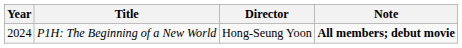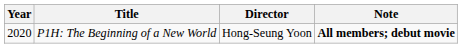(19, 33) 2024 -> (19, 33) 2020
